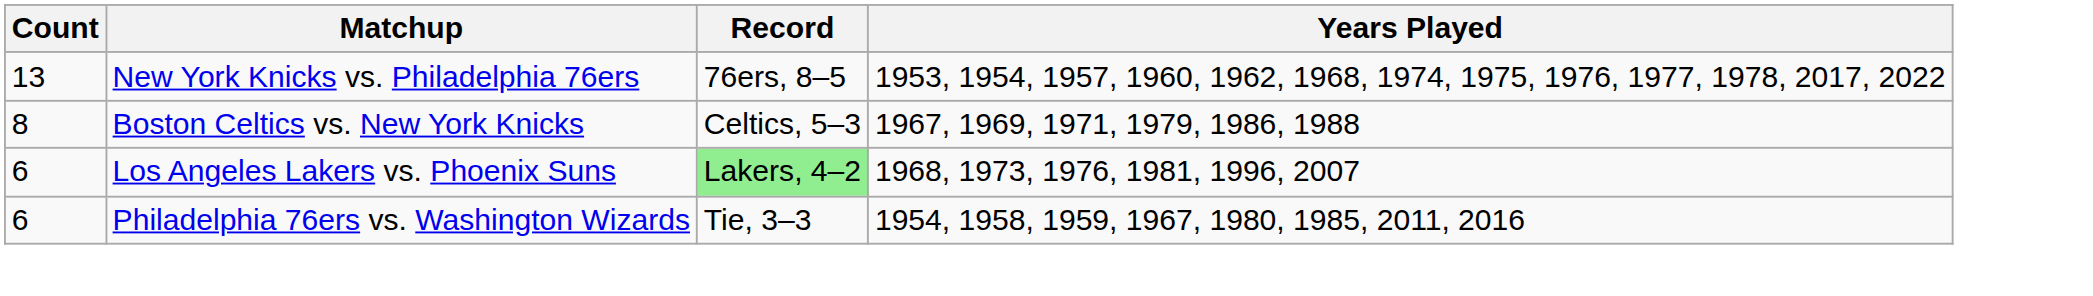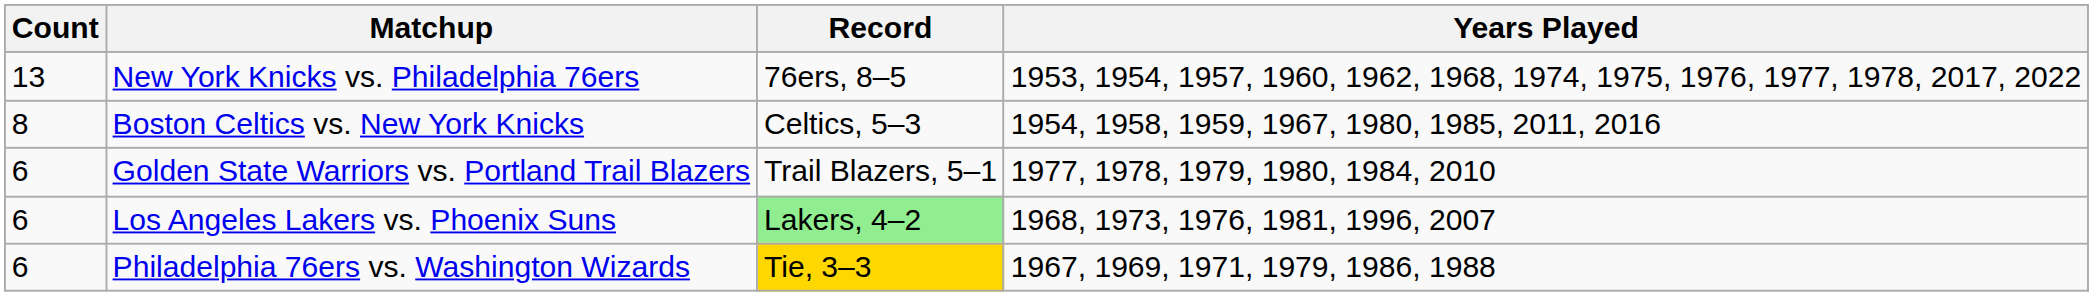(1117, 123) 1967, 1969, 1971, 1979, 1986, 1988 -> (1336, 123) 1954, 1958, 1959, 1967, 1980, 1985, 2011, 2016
+ row: (431, 171)
(758, 219) no background -> (818, 266) gold background
(1200, 219) 1954, 1958, 1959, 1967, 1980, 1985, 2011, 2016 -> (1253, 266) 1967, 1969, 1971, 1979, 1986, 1988
